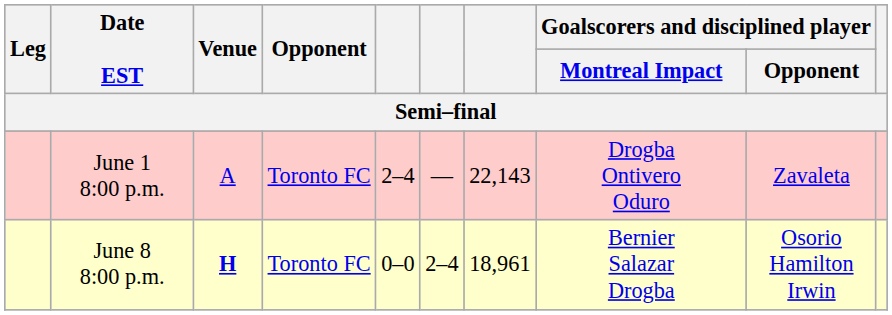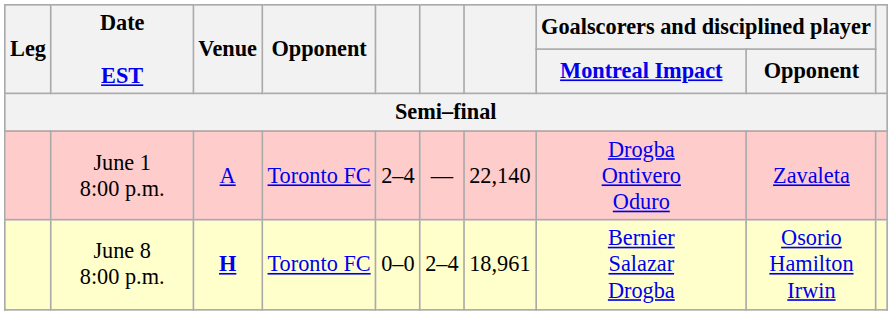(500, 174) 22,143 -> (500, 174) 22,140
